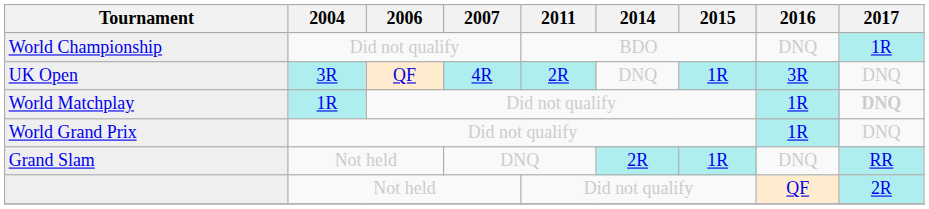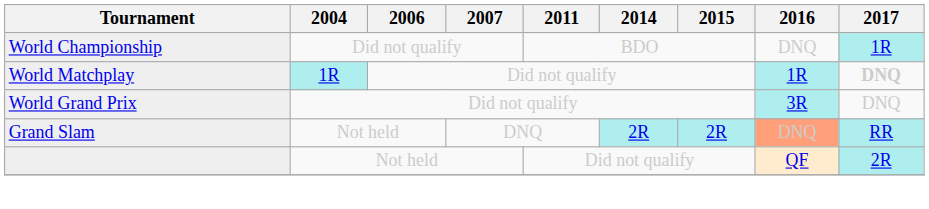- row: (43, 75)
(798, 132) 1R -> (797, 103) 3R
(718, 160) 1R -> (717, 132) 2R
(798, 160) no background -> (797, 132) lightsalmon background
